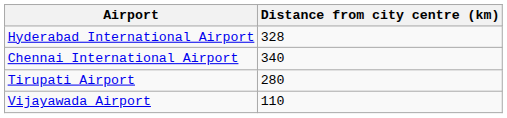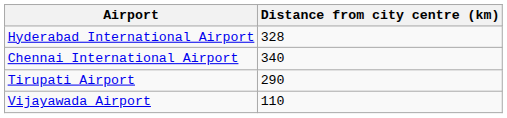(273, 80) 280 -> (273, 80) 290
